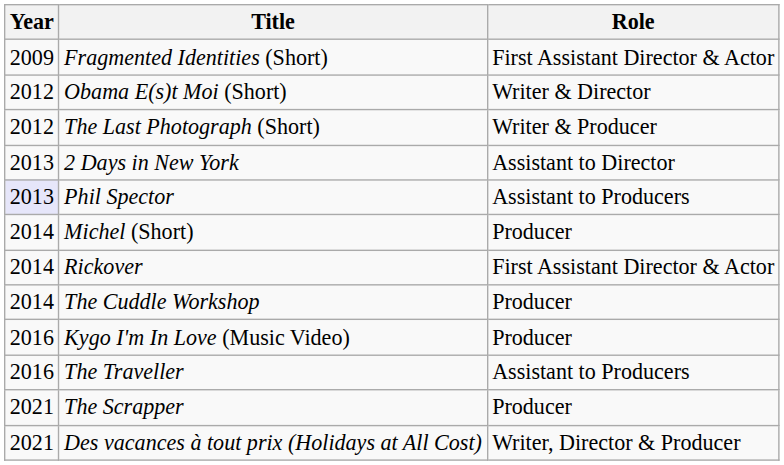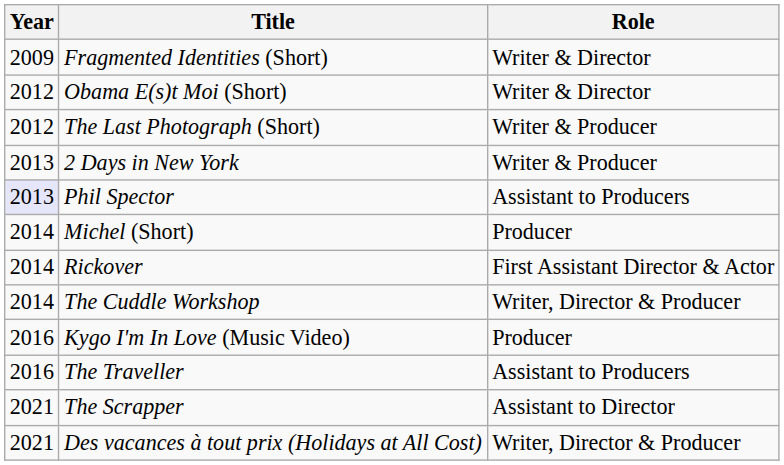(633, 57) First Assistant Director & Actor -> (571, 57) Writer & Director
(584, 162) Assistant to Director -> (574, 162) Writer & Producer
(532, 302) Producer -> (616, 302) Writer, Director & Producer
(532, 407) Producer -> (584, 407) Assistant to Director
